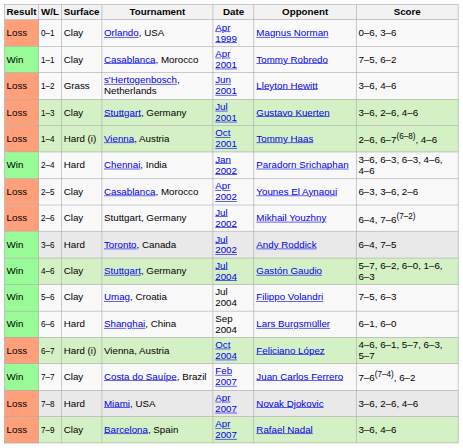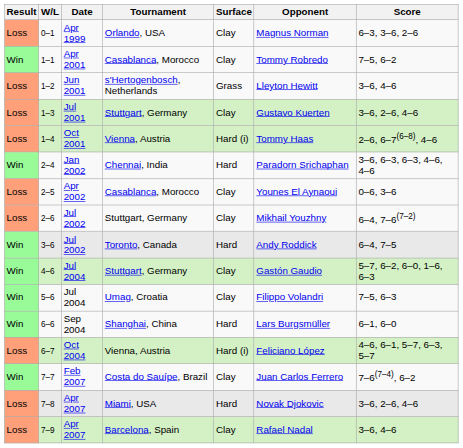columns swapped: (234, 12) <-> (82, 12)
(377, 33) 0–6, 3–6 -> (388, 33) 6–3, 3–6, 2–6
(388, 191) 6–3, 3–6, 2–6 -> (377, 191) 0–6, 3–6
